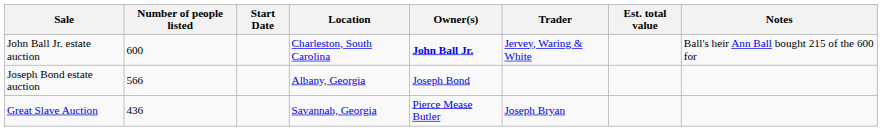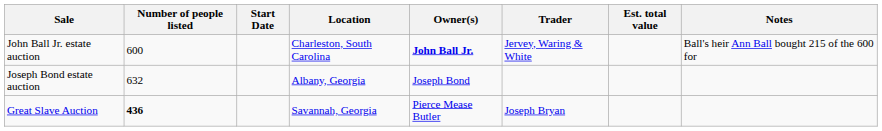(135, 80) 566 -> (135, 80) 632
(135, 110) normal -> (135, 110) bold
